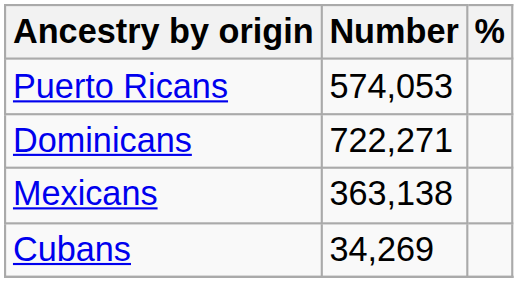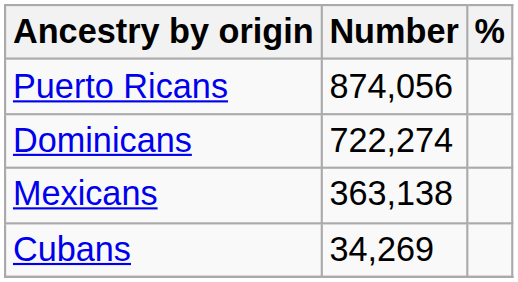(391, 85) 574,053 -> (391, 85) 874,056
(391, 140) 722,271 -> (391, 140) 722,274
